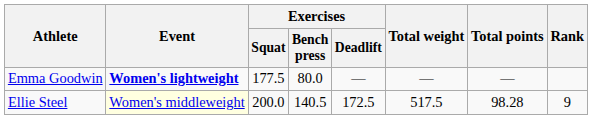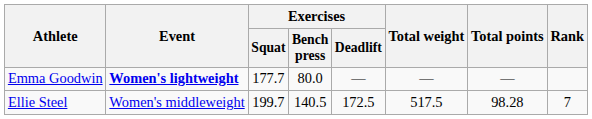(268, 78) 177.5 -> (268, 78) 177.7
(177, 102) lightyellow background -> (177, 102) no background
(268, 102) 200.0 -> (268, 102) 199.7
(567, 102) 9 -> (567, 102) 7
